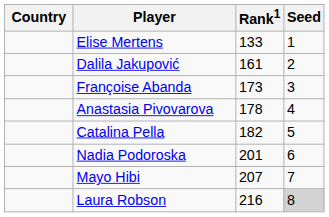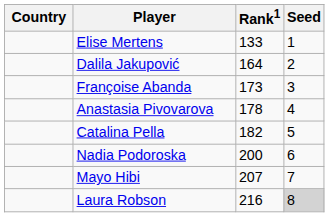(251, 64) 161 -> (251, 64) 164
(251, 155) 201 -> (251, 155) 200
